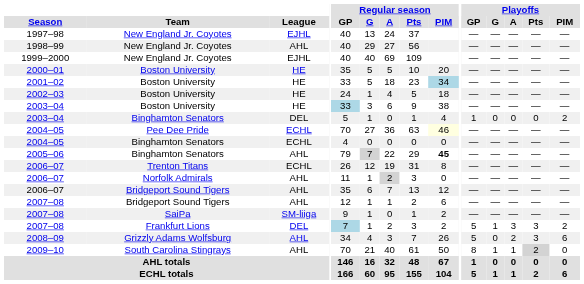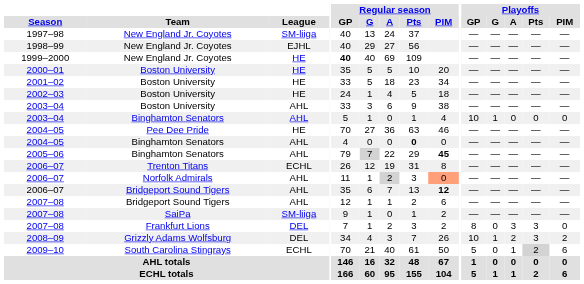(299, 34) EJHL -> (299, 34) SM-liiga
(299, 46) AHL -> (299, 46) EJHL
(299, 58) EJHL -> (299, 58) HE
(345, 58) normal -> (345, 58) bold
(444, 82) lightblue background -> (444, 82) no background
(299, 106) HE -> (299, 106) AHL
(345, 106) lightblue background -> (345, 106) no background
(299, 118) DEL -> (299, 118) AHL
(474, 118) 1 -> (474, 118) 10
(495, 118) 0 -> (495, 118) 1
(565, 118) 2 -> (565, 118) 0
(299, 130) ECHL -> (299, 130) HE
(444, 130) lightyellow background -> (444, 130) no background
(299, 142) ECHL -> (299, 142) AHL
(414, 142) normal -> (414, 142) bold
(444, 178) no background -> (444, 178) lightsalmon background
(444, 190) normal -> (444, 190) bold
(345, 226) lightblue background -> (345, 226) no background
(474, 226) 5 -> (474, 226) 8
(495, 226) 1 -> (495, 226) 0
(565, 226) 2 -> (565, 226) 0
(299, 238) AHL -> (299, 238) DEL
(474, 238) 5 -> (474, 238) 10
(495, 238) 0 -> (495, 238) 1
(565, 238) 6 -> (565, 238) 2
(299, 250) AHL -> (299, 250) ECHL
(474, 250) 8 -> (474, 250) 5
(495, 250) 1 -> (495, 250) 0
(565, 250) 0 -> (565, 250) 6
